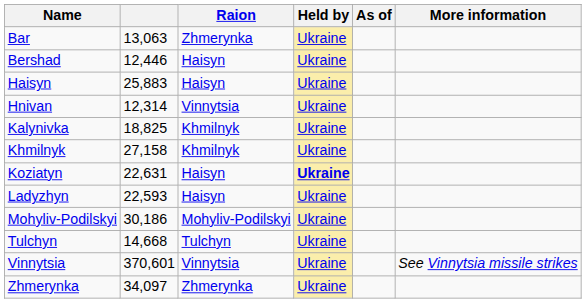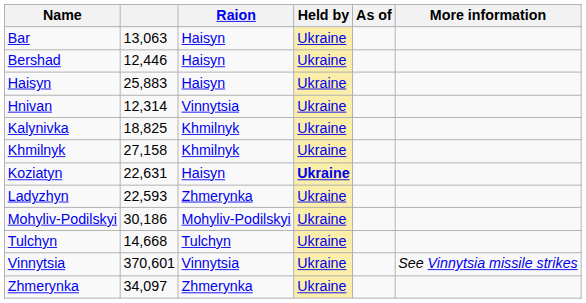(217, 38) Zhmerynka -> (203, 38) Haisyn
(203, 196) Haisyn -> (217, 196) Zhmerynka
